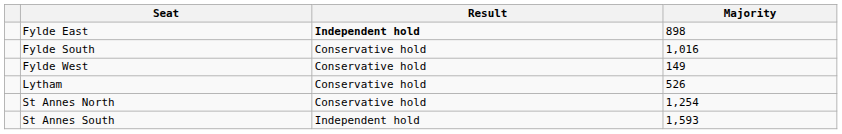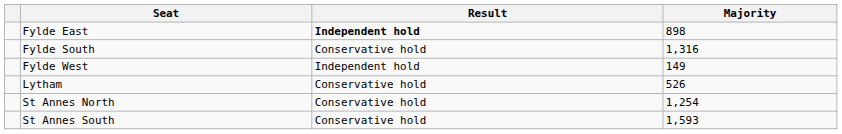(682, 49) 1,016 -> (682, 49) 1,316
(371, 67) Conservative hold -> (367, 67) Independent hold
(367, 120) Independent hold -> (371, 120) Conservative hold
